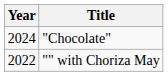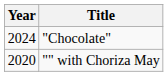(22, 60) 2022 -> (22, 60) 2020
